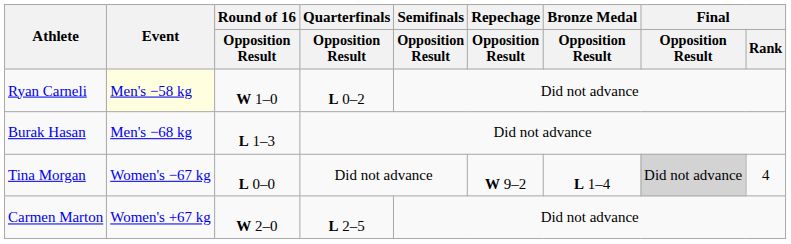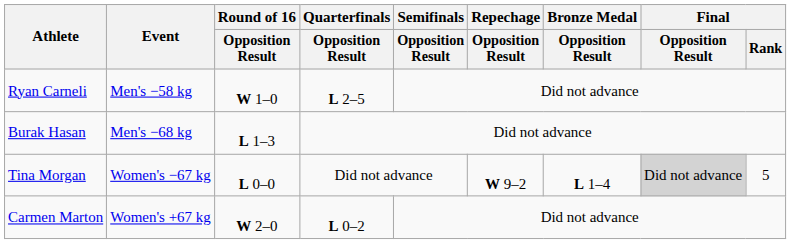(151, 90) lightyellow background -> (151, 90) no background
(347, 99) L 0–2 -> (347, 99) L 2–5
(766, 175) 4 -> (766, 175) 5
(347, 226) L 2–5 -> (347, 226) L 0–2
